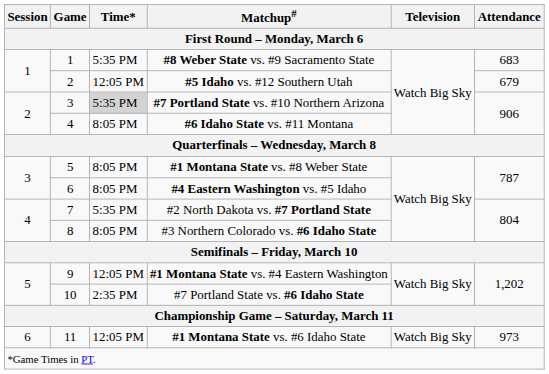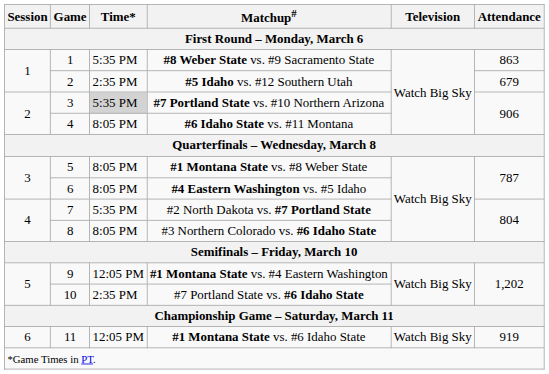(509, 60) 683 -> (509, 60) 863
(118, 81) 12:05 PM -> (115, 81) 2:35 PM
(509, 337) 973 -> (509, 337) 919
